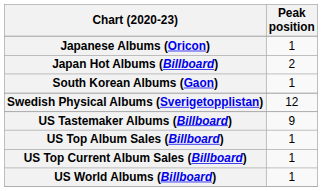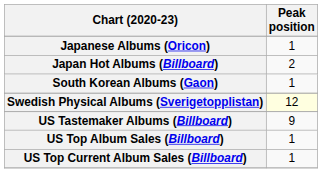(292, 102) no background -> (292, 102) lightyellow background
- row: (135, 177)
